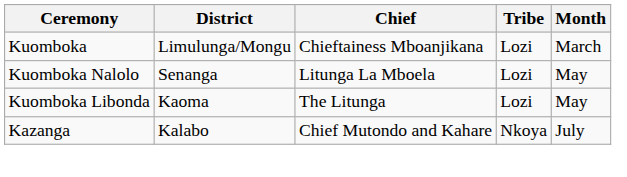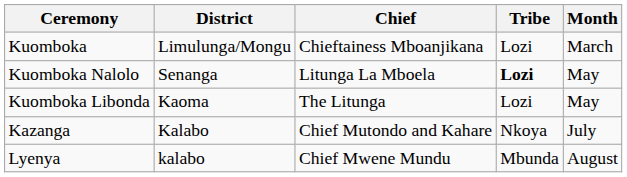(516, 74) normal -> (517, 74) bold
+ row: (35, 158)
